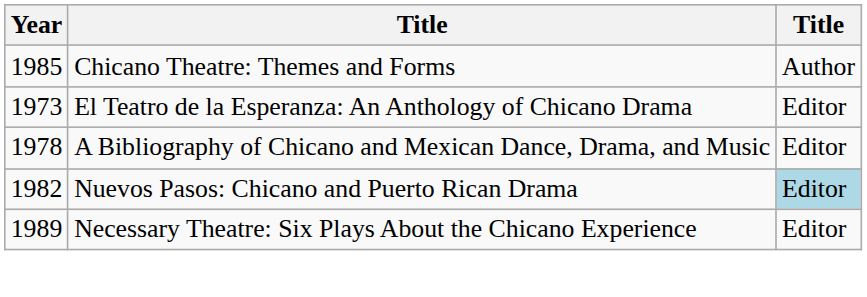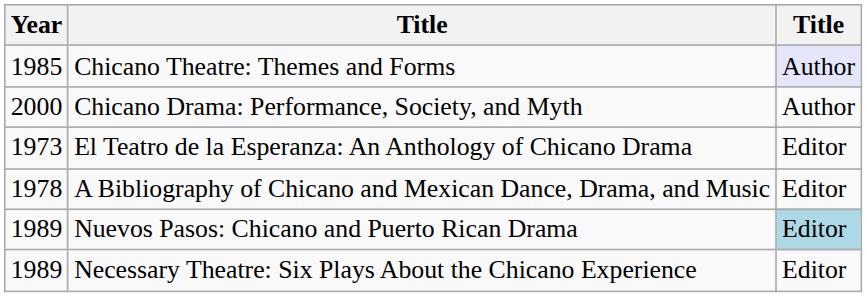(819, 65) no background -> (819, 65) lavender background
+ row: (328, 106)
(37, 188) 1982 -> (37, 229) 1989
